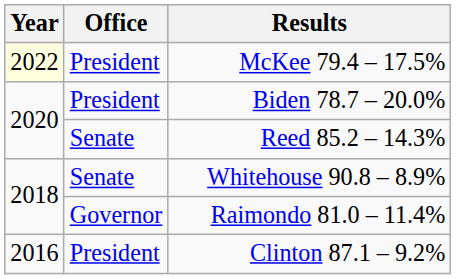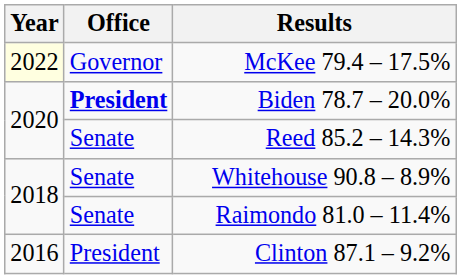(115, 61) President -> (116, 61) Governor
(115, 100) normal -> (119, 100) bold
(116, 215) Governor -> (102, 215) Senate
